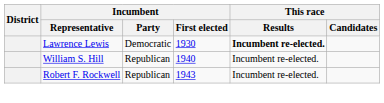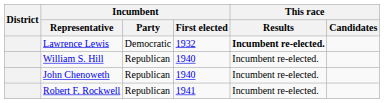(186, 43) 1930 -> (186, 43) 1932
+ row: (76, 75)
(186, 75) 1943 -> (186, 91) 1941
